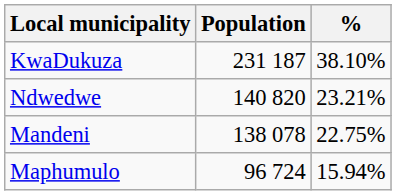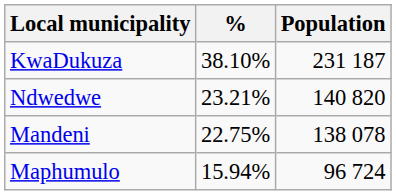columns swapped: (253, 23) <-> (351, 23)
